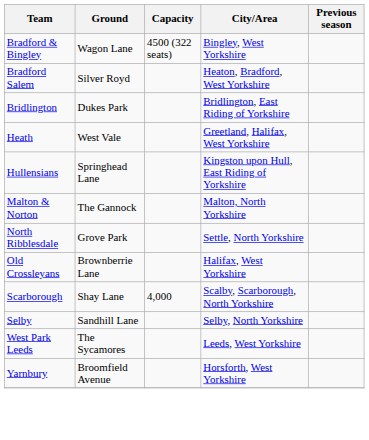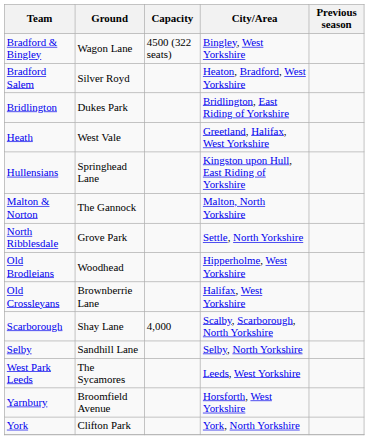+ row: (30, 267)
+ row: (17, 426)
